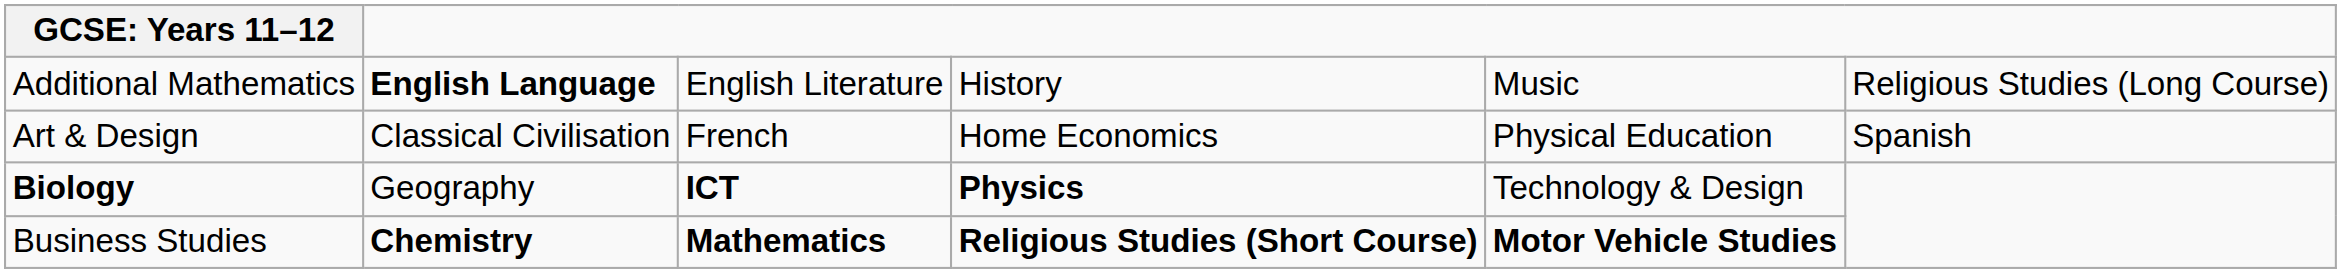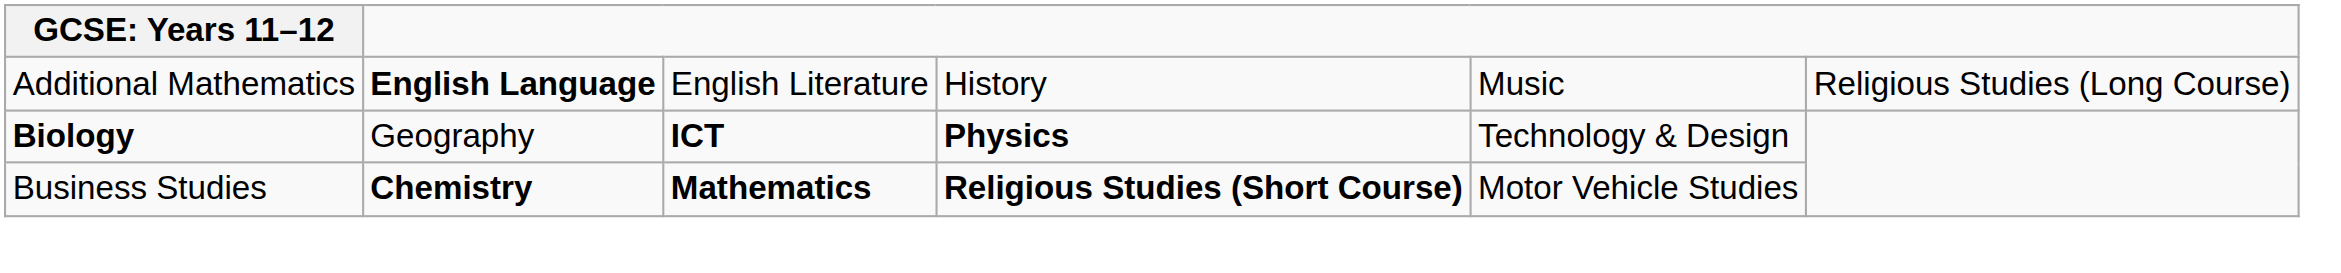- row: (106, 135)
(1665, 240) bold -> (1638, 188) normal
